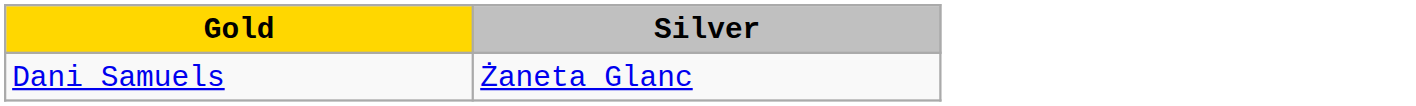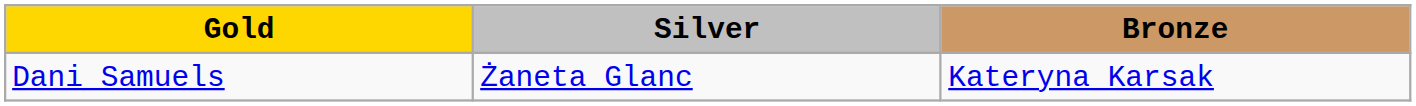+ column: (1175, 29)
